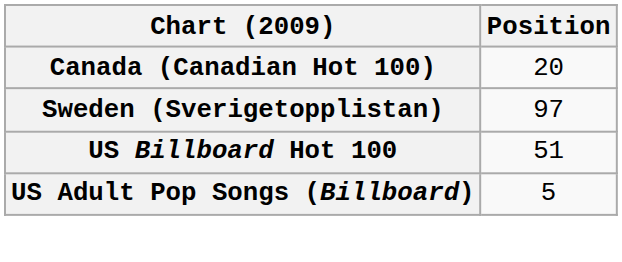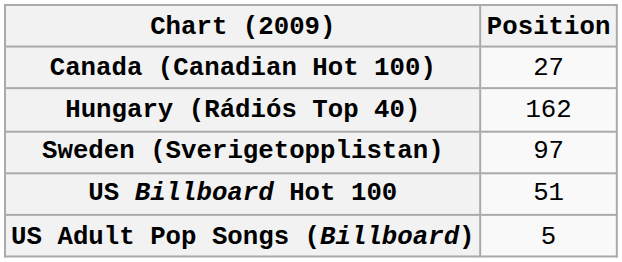(549, 68) 20 -> (549, 68) 27
+ row: (243, 110)
